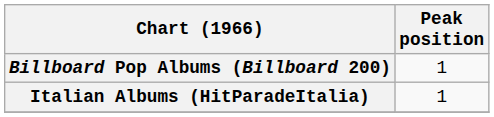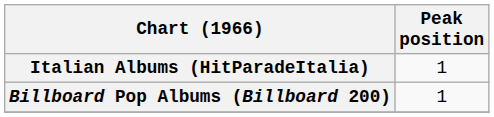rows swapped: (200, 97) <-> (200, 68)
